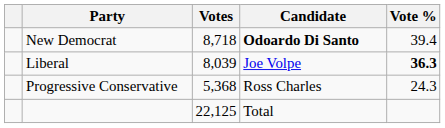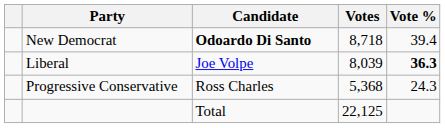columns swapped: (313, 16) <-> (216, 16)
